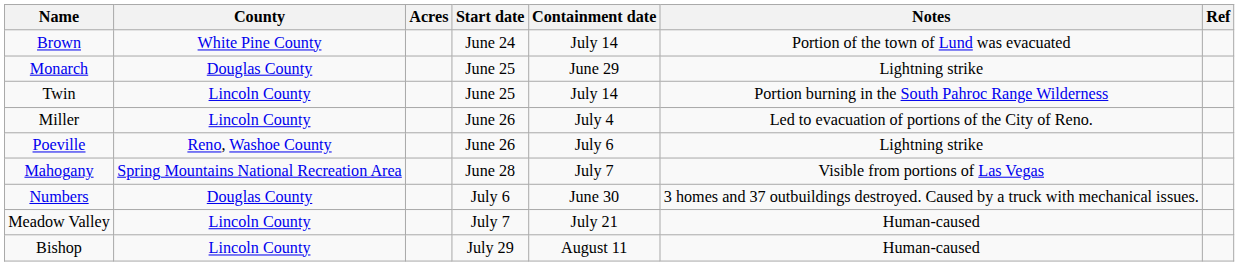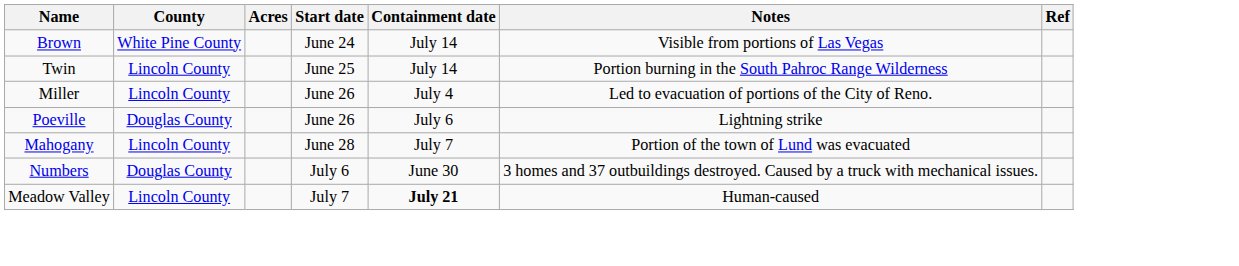(931, 42) Portion of the town of Lund was evacuated -> (771, 42) Visible from portions of Las Vegas
- row: (59, 68)
(260, 145) Reno, Washoe County -> (179, 119) Douglas County
(260, 171) Spring Mountains National Recreation Area -> (179, 145) Lincoln County
(931, 171) Visible from portions of Las Vegas -> (771, 145) Portion of the town of Lund was evacuated
(594, 222) normal -> (434, 196) bold
- row: (59, 247)
